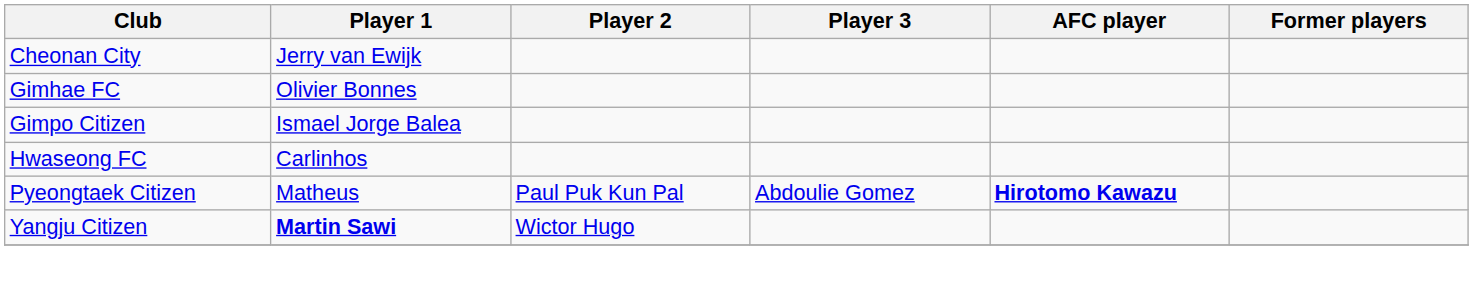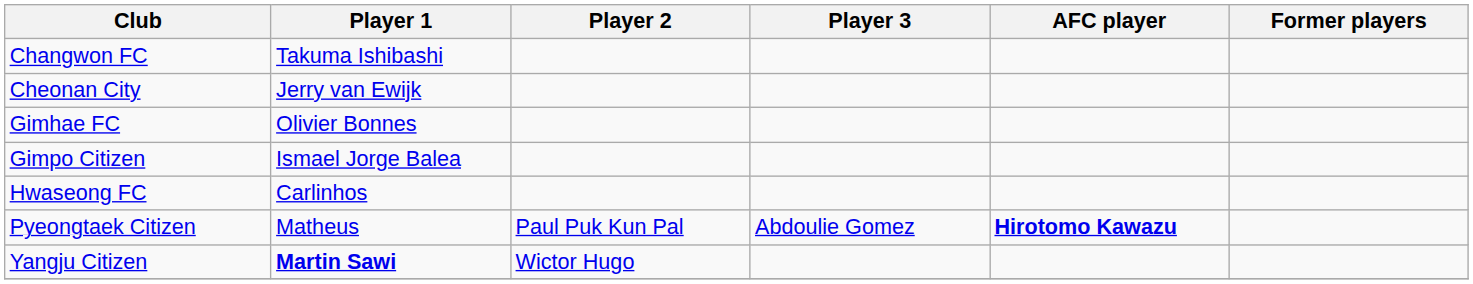+ row: (79, 55)
